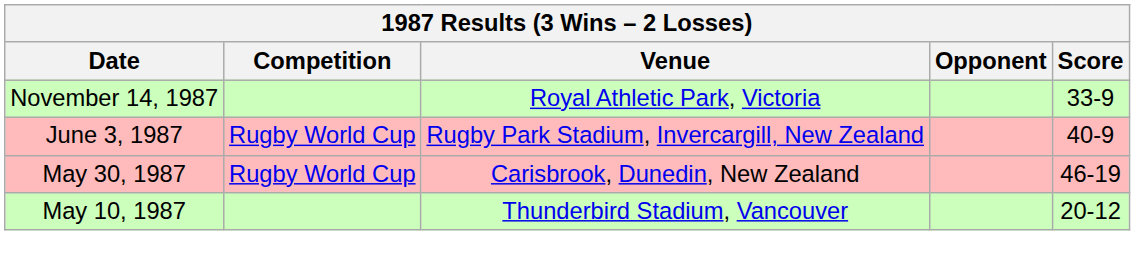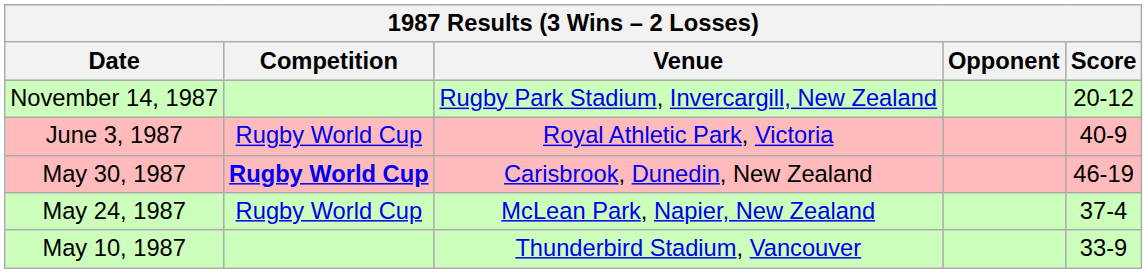(675, 98) Royal Athletic Park, Victoria -> (688, 98) Rugby Park Stadium, Invercargill, New Zealand
(1091, 98) 33-9 -> (1104, 98) 20-12
(675, 135) Rugby Park Stadium, Invercargill, New Zealand -> (688, 135) Royal Athletic Park, Victoria
(322, 173) normal -> (329, 173) bold
+ row: (114, 211)
(1091, 211) 20-12 -> (1104, 248) 33-9
